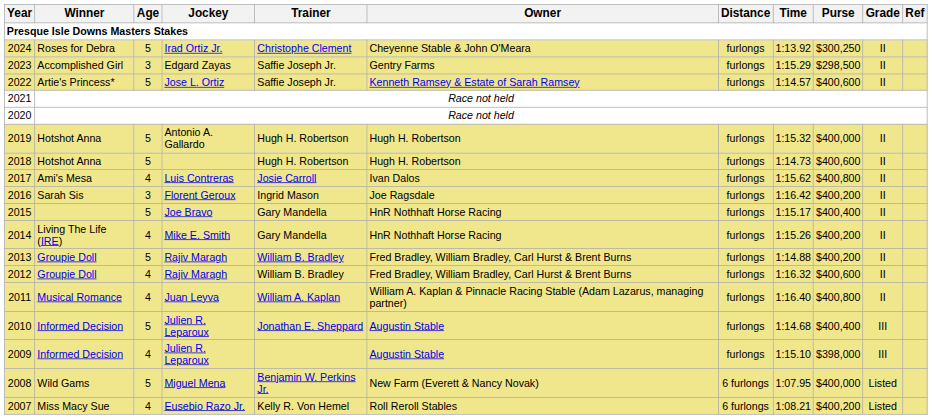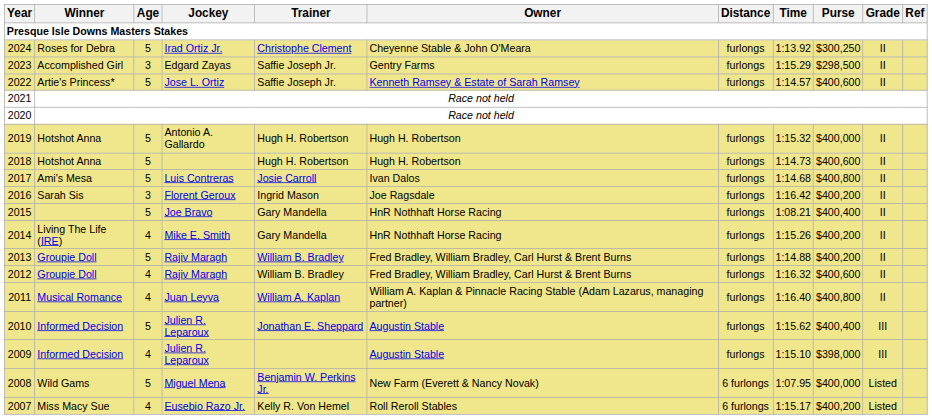(148, 178) 4 -> (148, 178) 5
(793, 178) 1:15.62 -> (793, 178) 1:14.68
(793, 212) 1:15.17 -> (793, 212) 1:08.21
(793, 326) 1:14.68 -> (793, 326) 1:15.62
(793, 406) 1:08.21 -> (793, 406) 1:15.17
